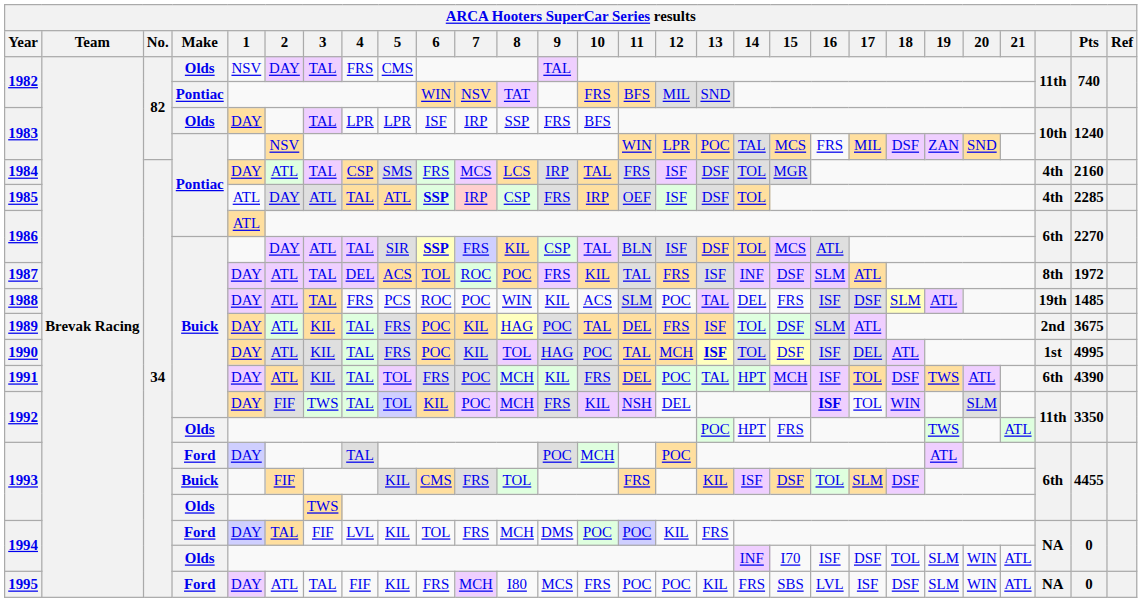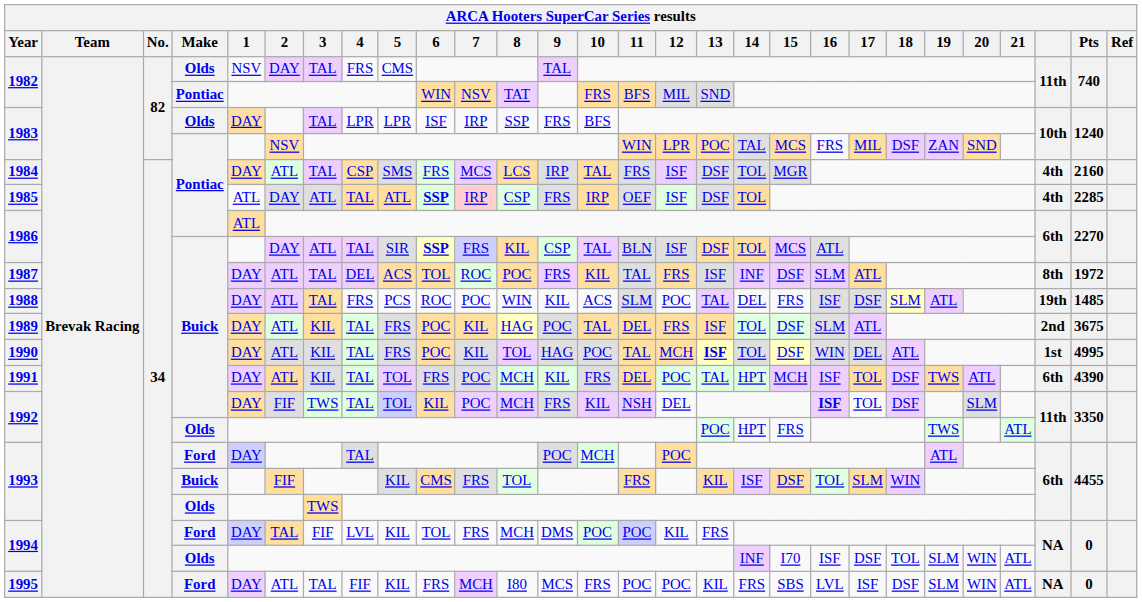(830, 352) ISF -> (830, 352) WIN
(905, 403) WIN -> (905, 403) DSF
(905, 481) DSF -> (905, 481) WIN
